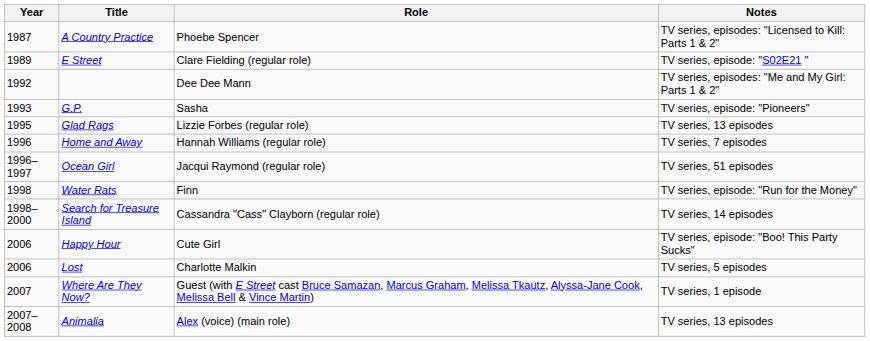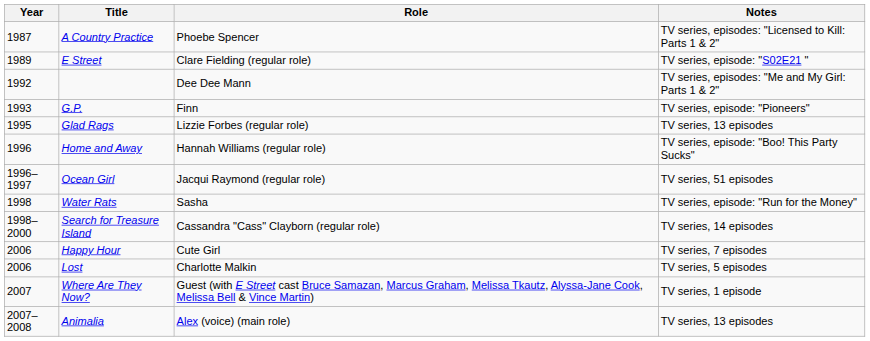(192, 108) Sasha -> (187, 108) Finn
(714, 143) TV series, 7 episodes -> (749, 149) TV series, episode: "Boo! This Party Sucks"
(187, 190) Finn -> (192, 203) Sasha
(749, 244) TV series, episode: "Boo! This Party Sucks" -> (714, 250) TV series, 7 episodes
